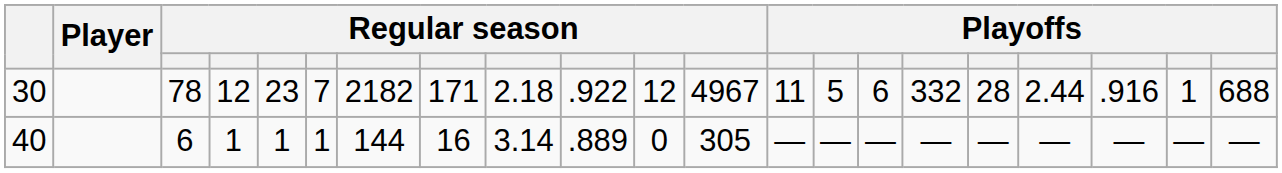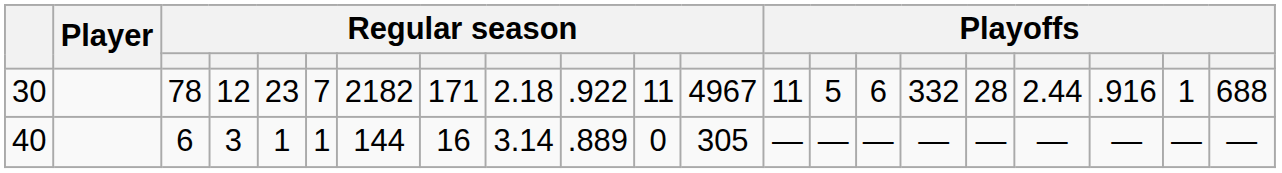(659, 92) 12 -> (658, 92) 11
(233, 141) 1 -> (233, 141) 3
